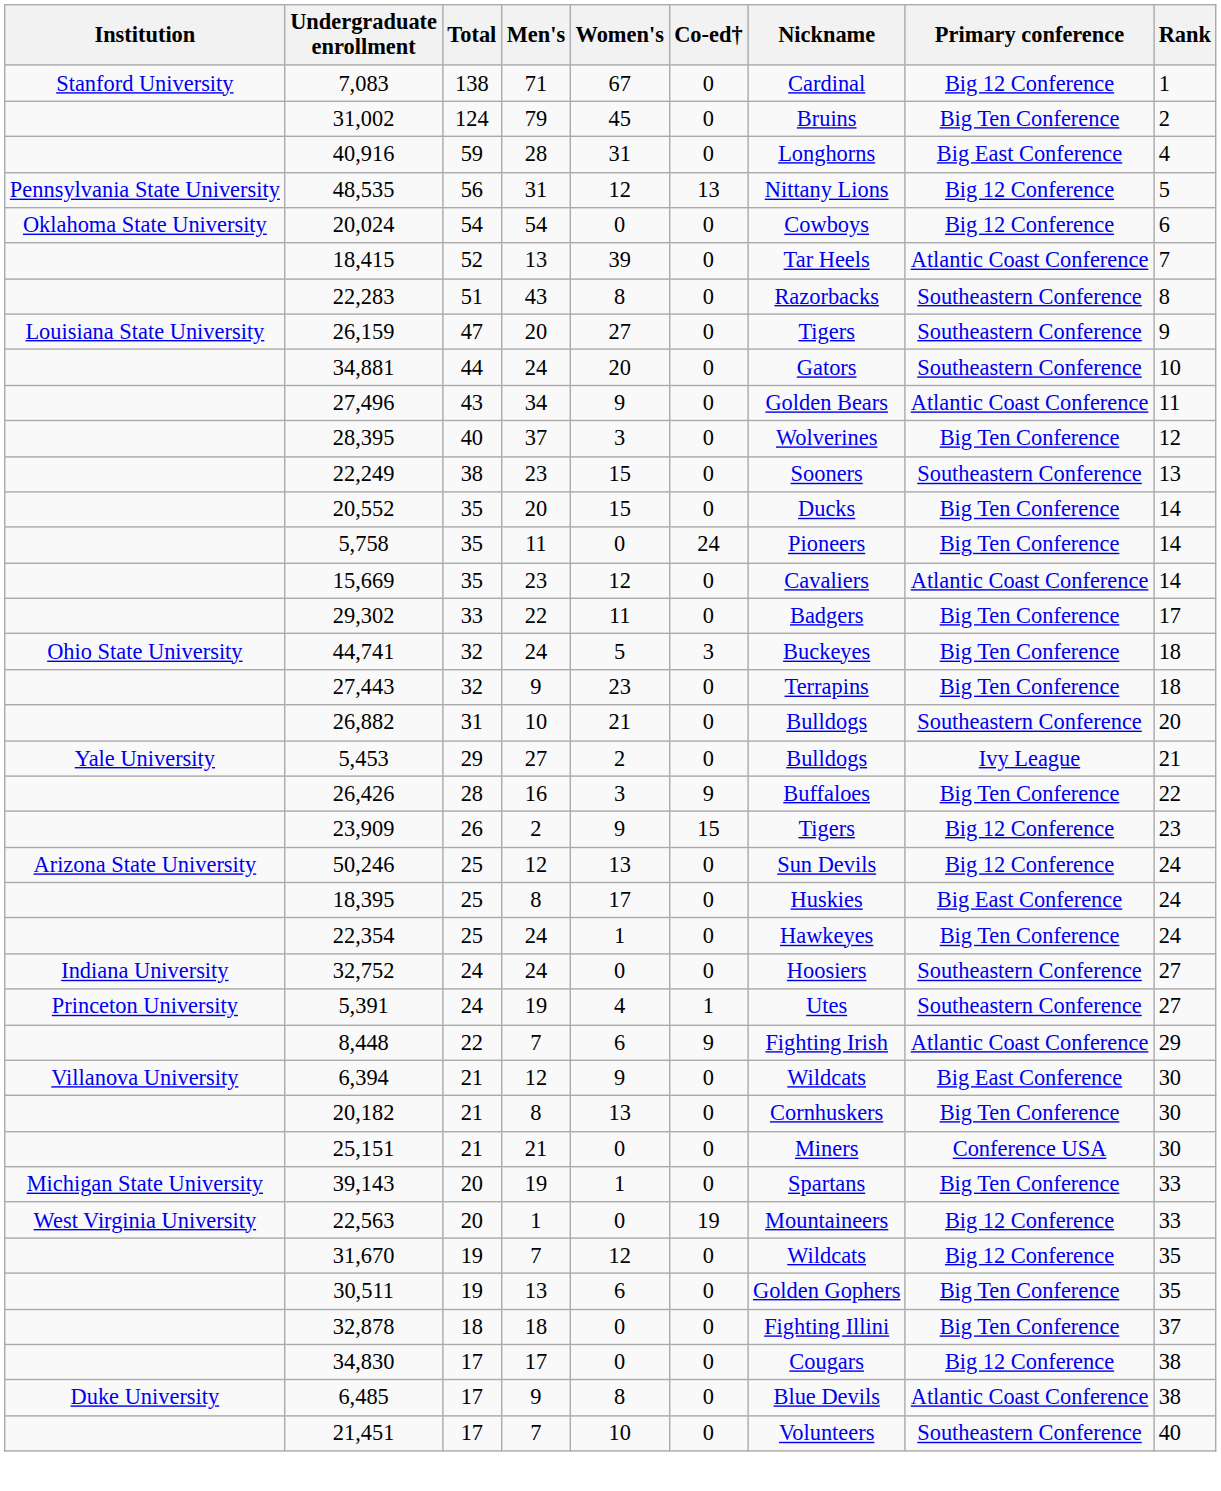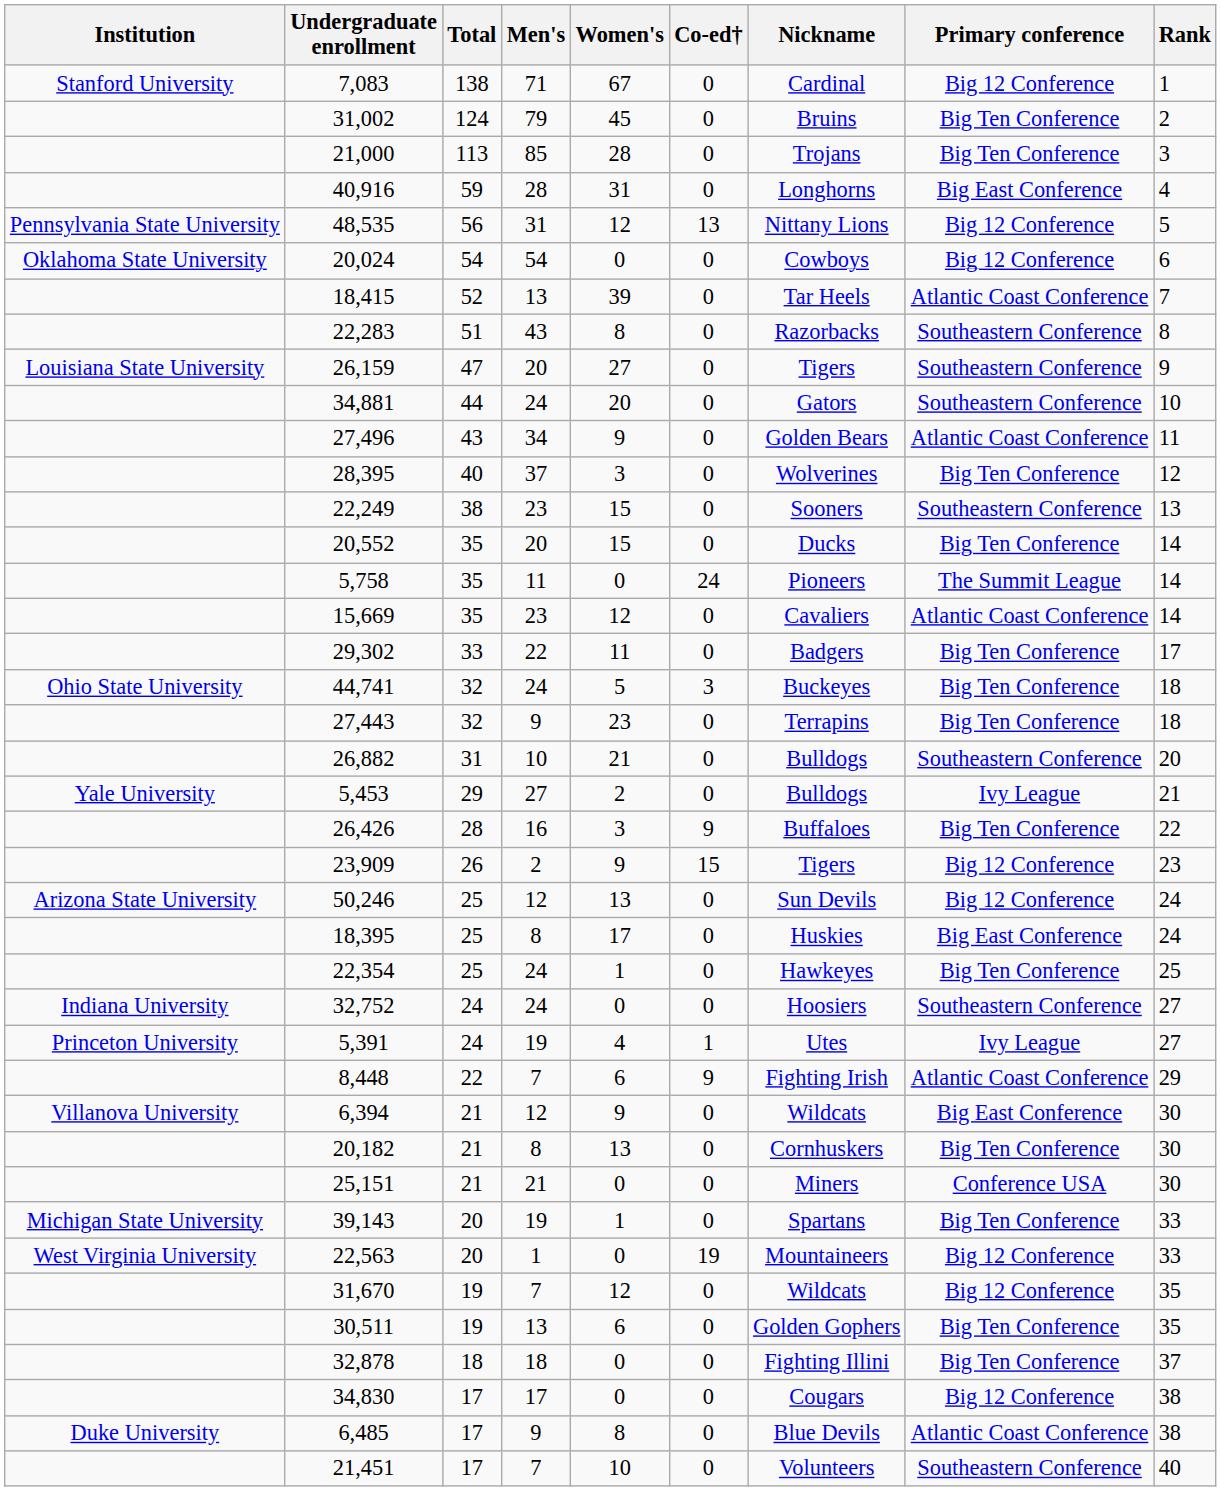+ row: (364, 154)
(1030, 544) Big Ten Conference -> (1030, 580) The Summit League
(1170, 935) 24 -> (1170, 971) 25
(1030, 1006) Southeastern Conference -> (1030, 1042) Ivy League
